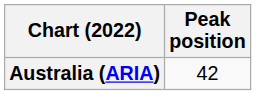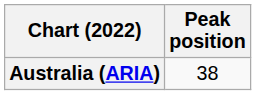(207, 73) 42 -> (207, 73) 38
